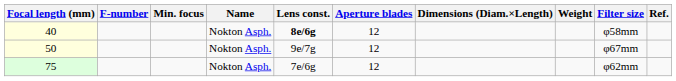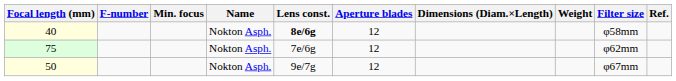rows swapped: (51, 48) <-> (51, 66)
